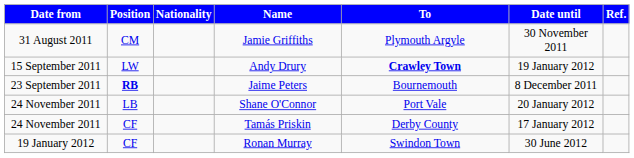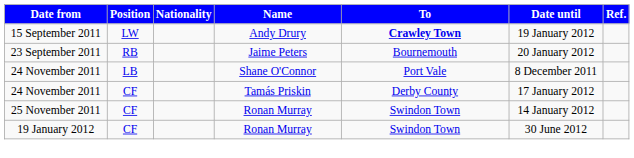- row: (56, 40)
(130, 85) bold -> (130, 52) normal
(556, 85) 8 December 2011 -> (556, 52) 20 January 2012
(556, 105) 20 January 2012 -> (556, 72) 8 December 2011
+ row: (56, 110)
